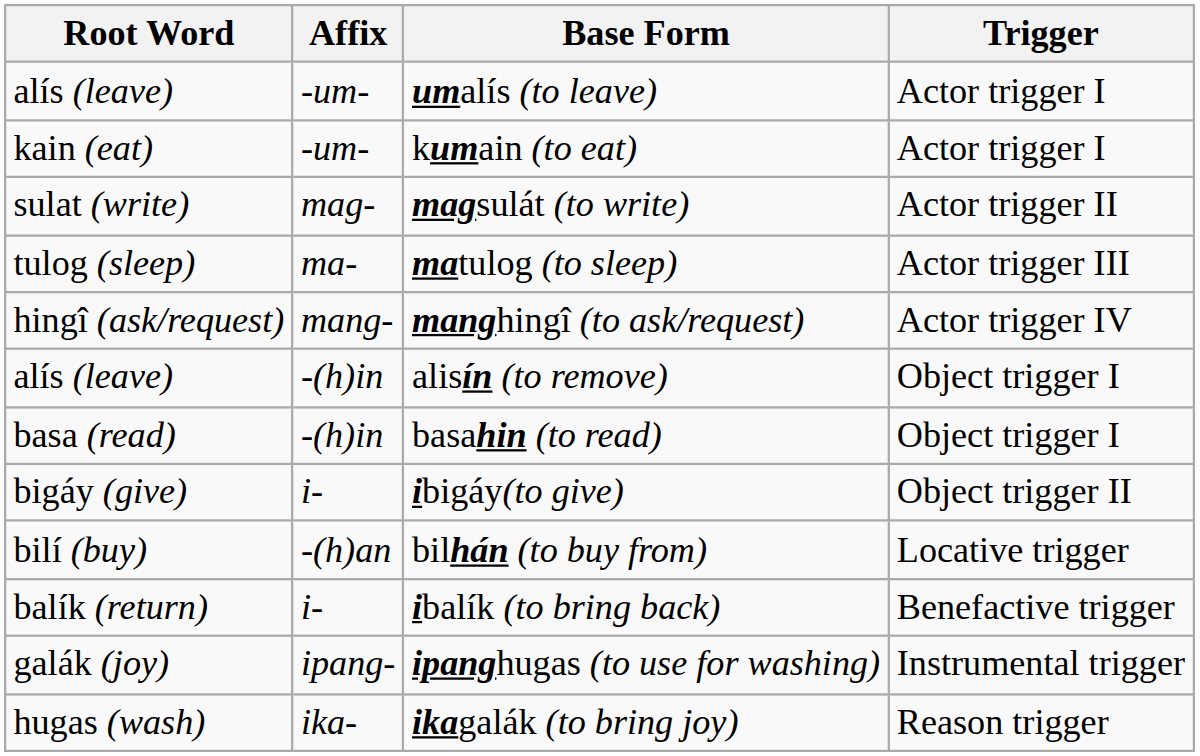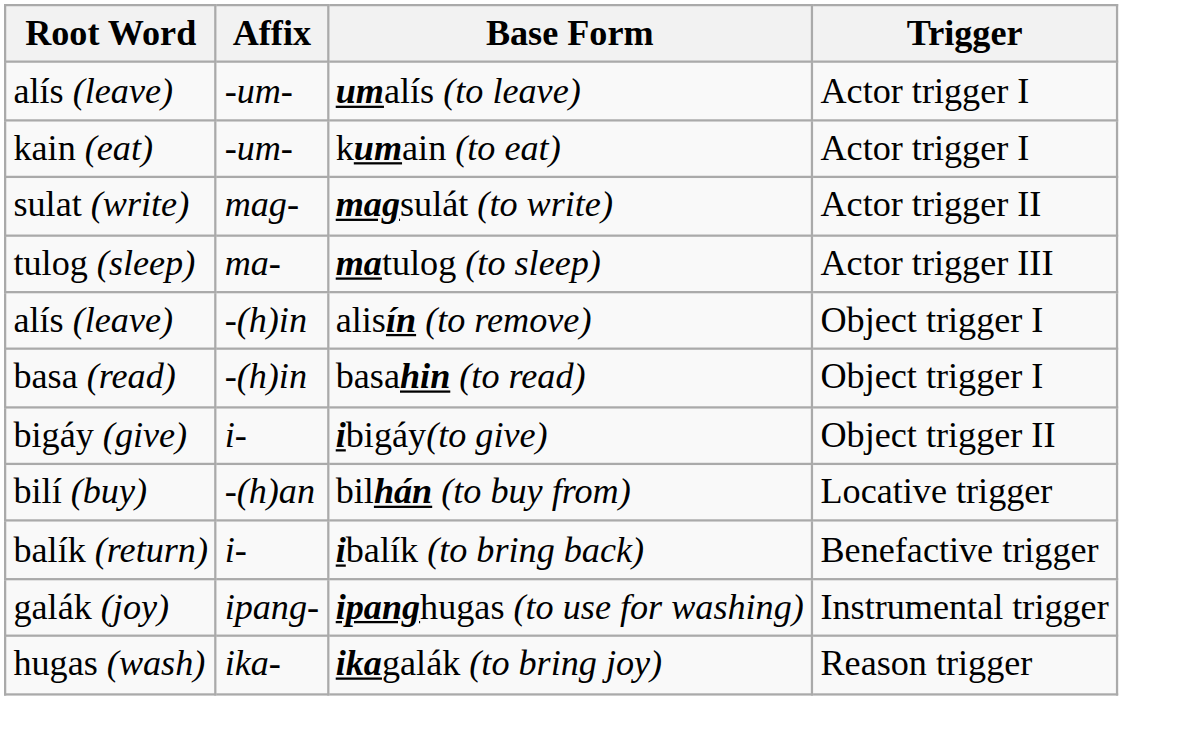- row: (608, 319)
